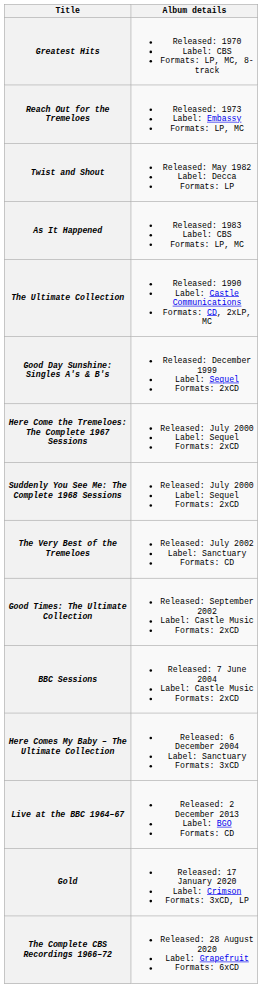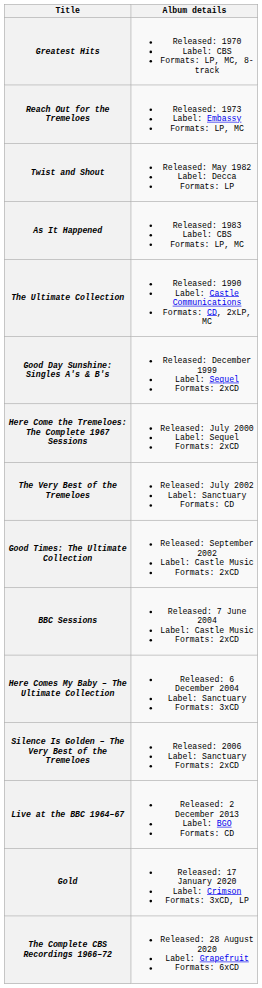- row: (68, 491)
+ row: (68, 752)
